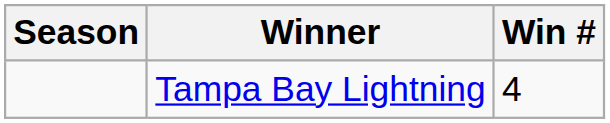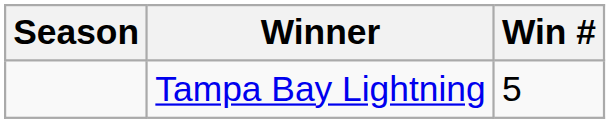(512, 88) 4 -> (512, 88) 5
